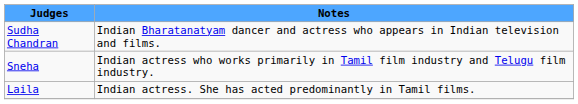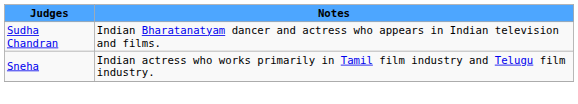- row: (23, 90)
